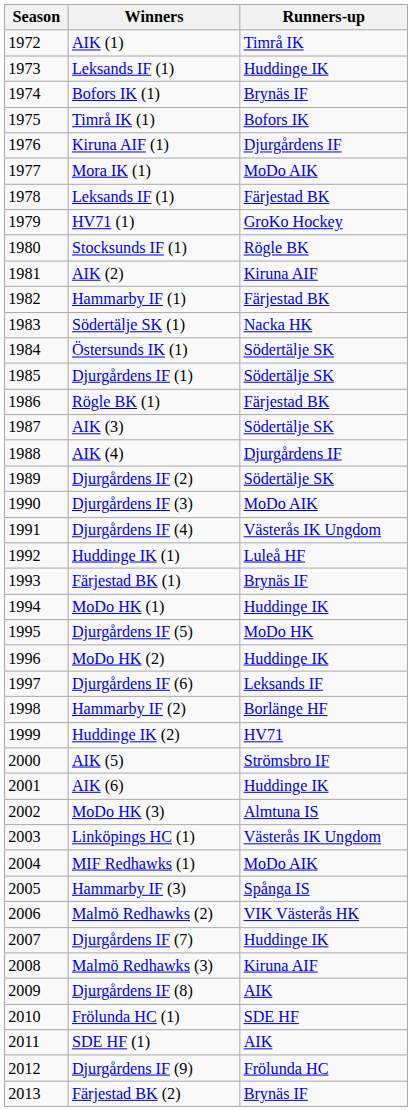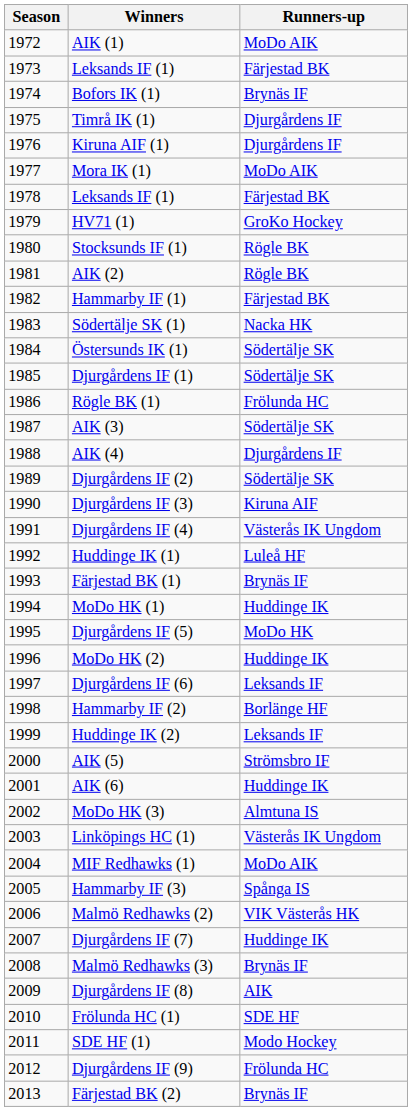(274, 42) Timrå IK -> (281, 42) MoDo AIK
(286, 68) Huddinge IK -> (287, 68) Färjestad BK
(276, 119) Bofors IK -> (293, 119) Djurgårdens IF
(281, 273) Kiruna AIF -> (276, 273) Rögle BK
(287, 401) Färjestad BK -> (286, 401) Frölunda HC
(281, 504) MoDo AIK -> (281, 504) Kiruna AIF
(263, 734) HV71 -> (283, 734) Leksands IF
(281, 965) Kiruna AIF -> (276, 965) Brynäs IF
(258, 1042) AIK -> (290, 1042) Modo Hockey
